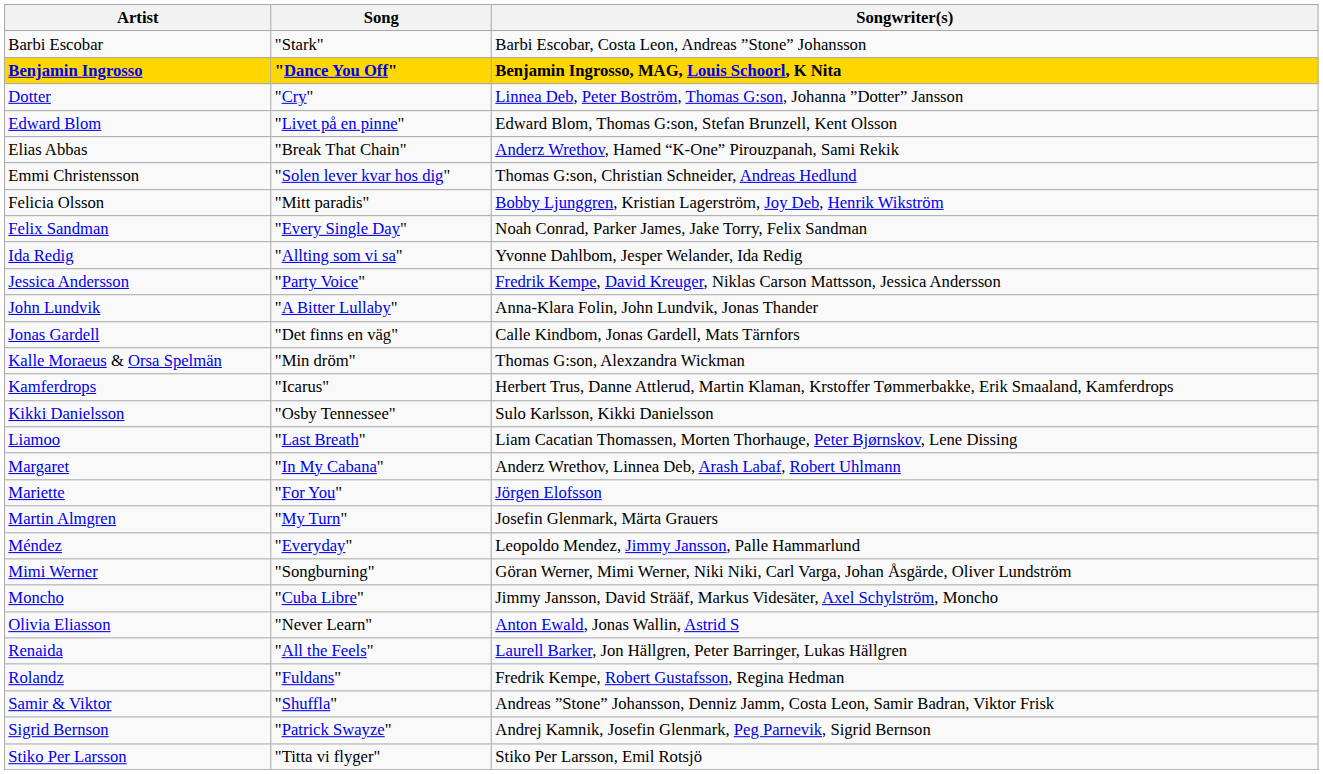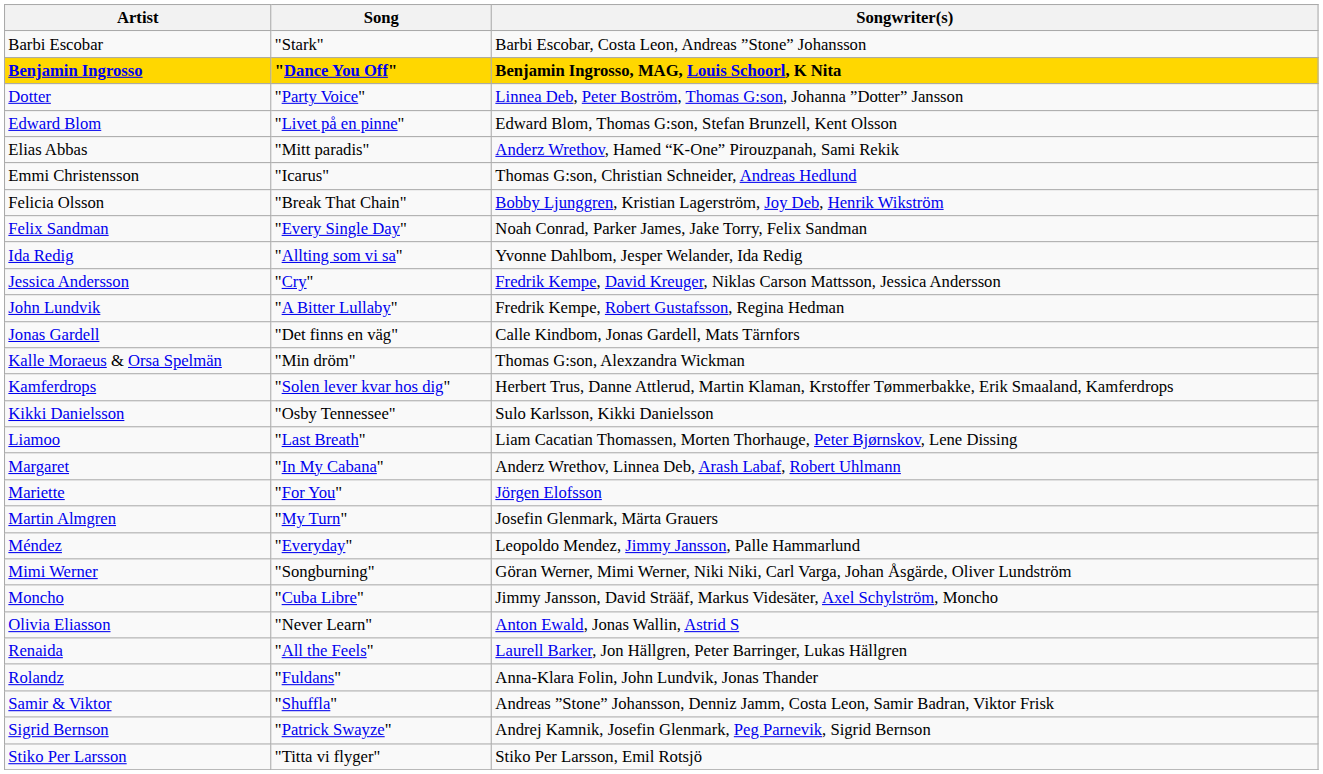(294, 96) "Cry" -> (320, 96) "Party Voice"
(341, 149) "Break That Chain" -> (322, 149) "Mitt paradis"
(363, 176) "Solen lever kvar hos dig" -> (302, 176) "Icarus"
(322, 202) "Mitt paradis" -> (341, 202) "Break That Chain"
(320, 281) "Party Voice" -> (294, 281) "Cry"
(657, 307) Anna-Klara Folin, John Lundvik, Jonas Thander -> (670, 307) Fredrik Kempe, Robert Gustafsson, Regina Hedman
(302, 387) "Icarus" -> (363, 387) "Solen lever kvar hos dig"
(670, 677) Fredrik Kempe, Robert Gustafsson, Regina Hedman -> (657, 677) Anna-Klara Folin, John Lundvik, Jonas Thander
